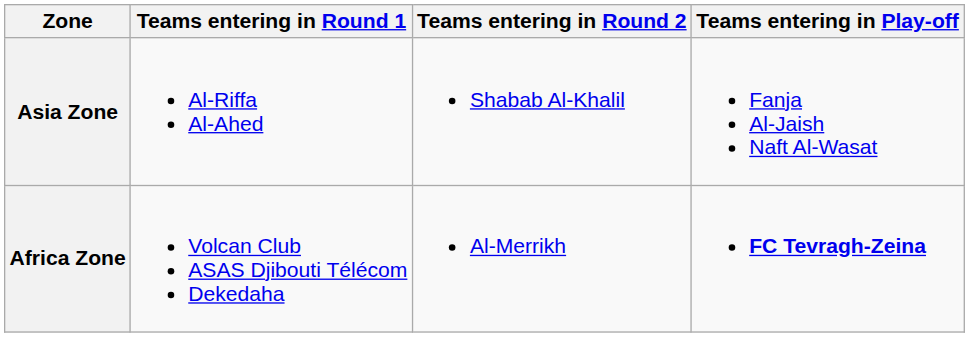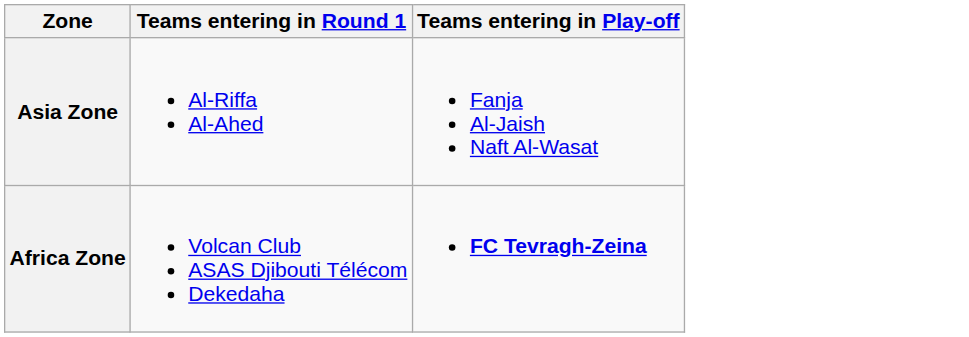- column: (552, 21)
